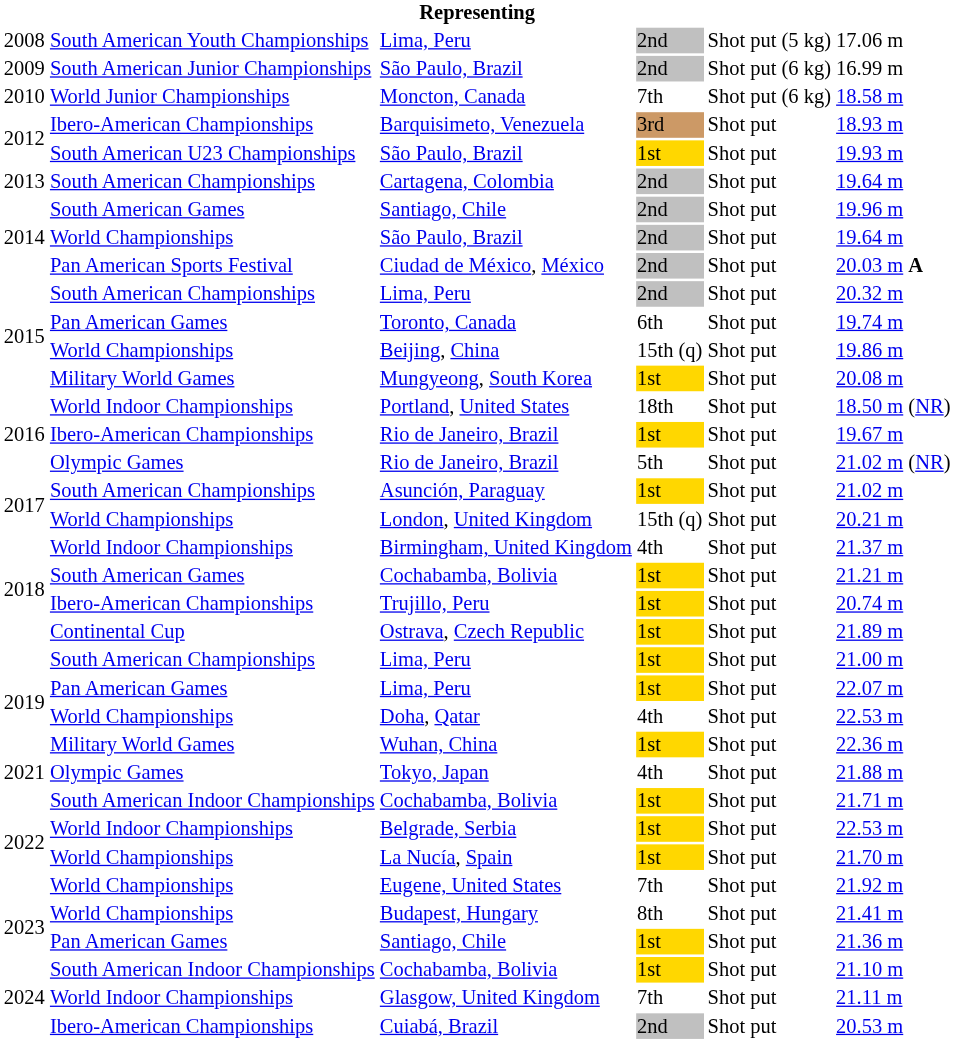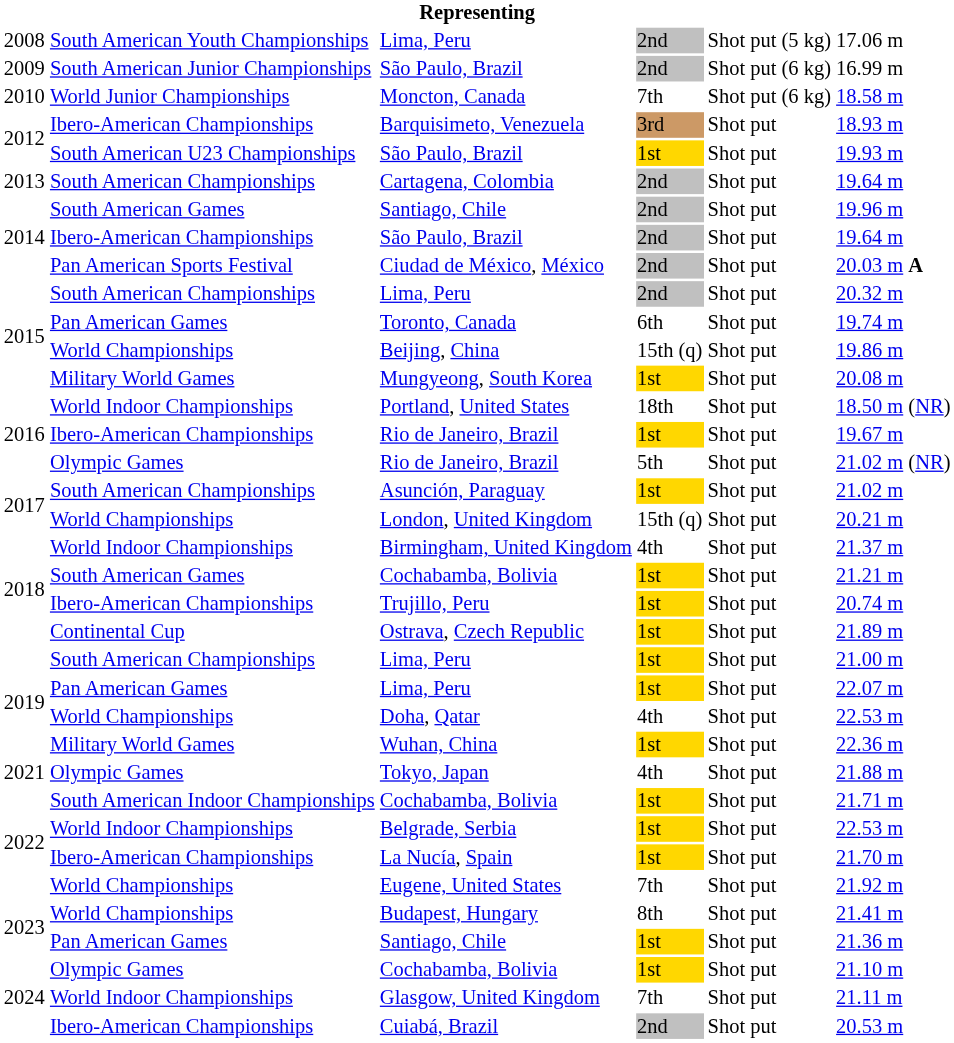(142, 237) World Championships -> (182, 237) Ibero-American Championships
(142, 857) World Championships -> (182, 857) Ibero-American Championships
(212, 969) South American Indoor Championships -> (117, 969) Olympic Games
